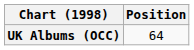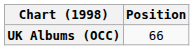(156, 35) 64 -> (156, 35) 66
